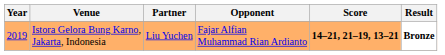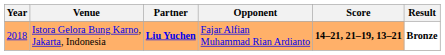(17, 36) 2019 -> (17, 36) 2018
(169, 36) normal -> (171, 36) bold
